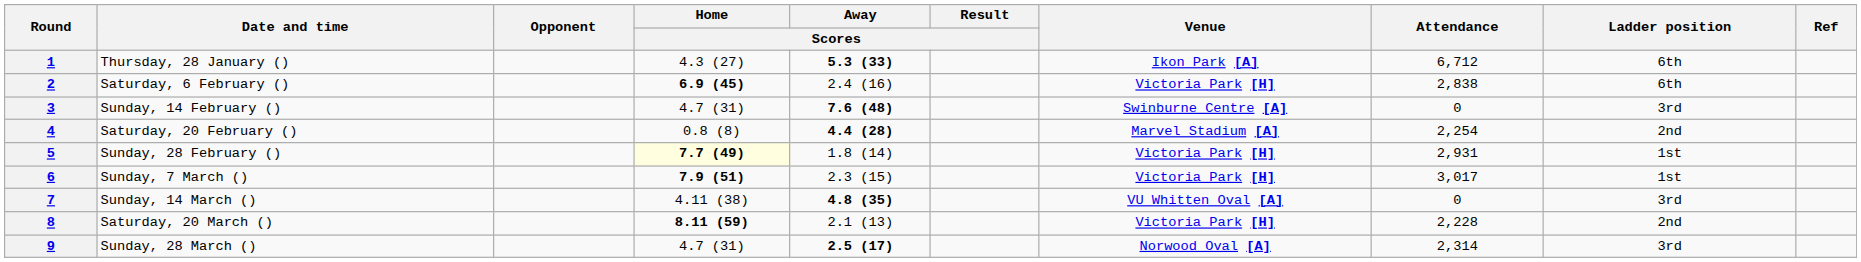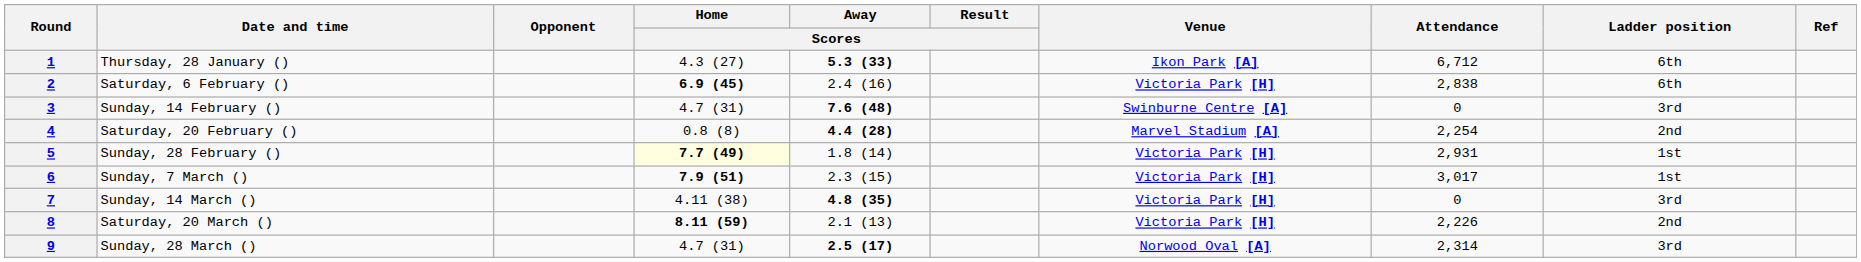(1205, 200) VU Whitten Oval [A] -> (1205, 200) Victoria Park [H]
(1457, 223) 2,228 -> (1457, 223) 2,226
